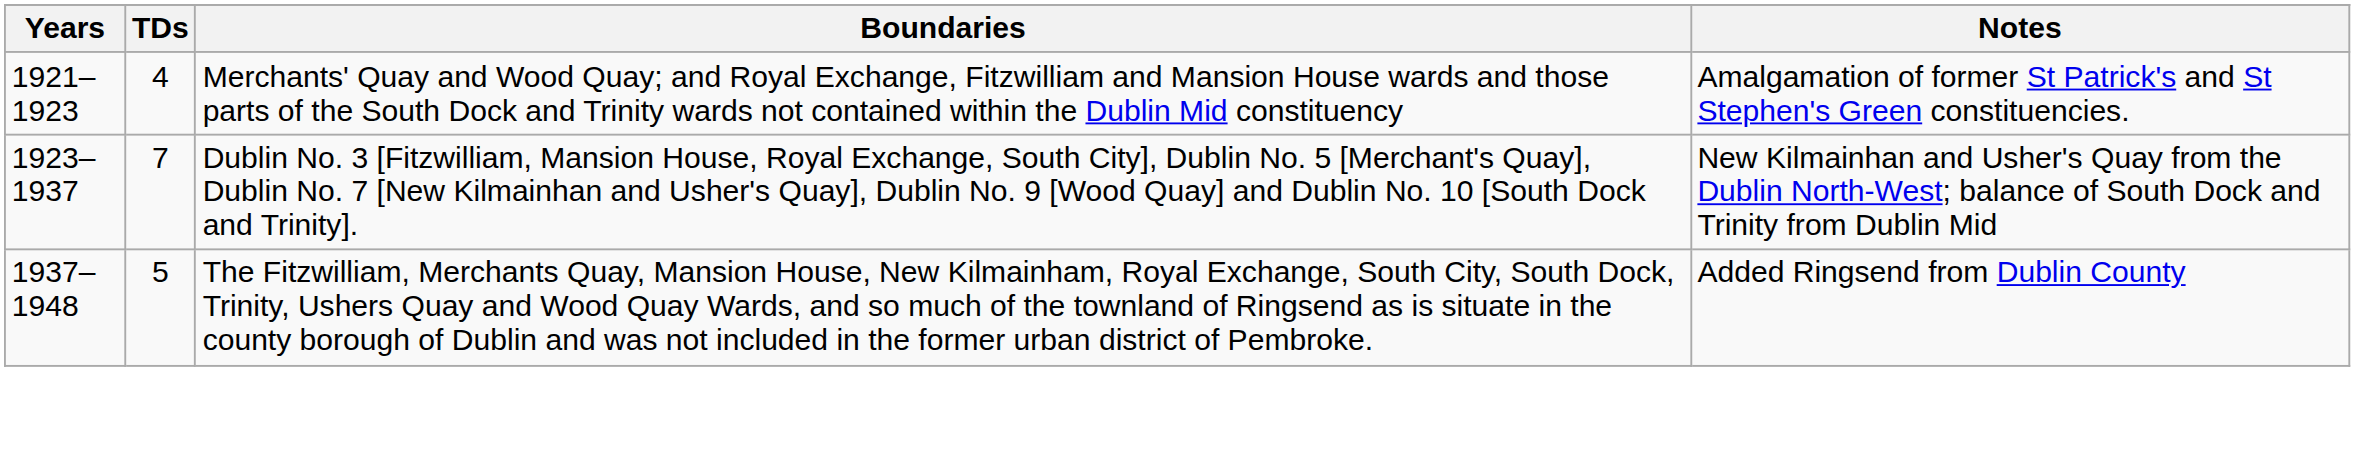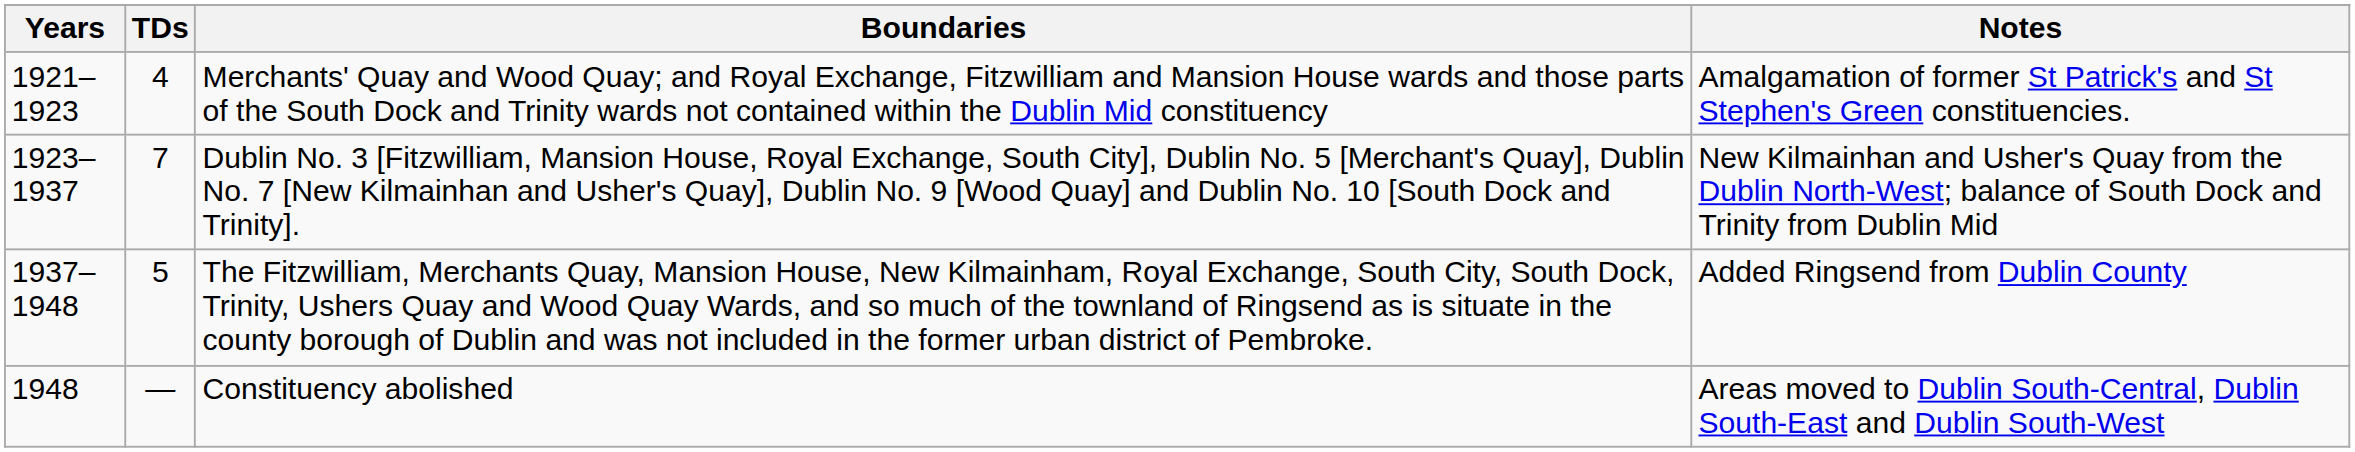+ row: (358, 388)
